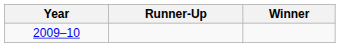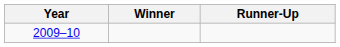columns swapped: (289, 14) <-> (176, 14)
